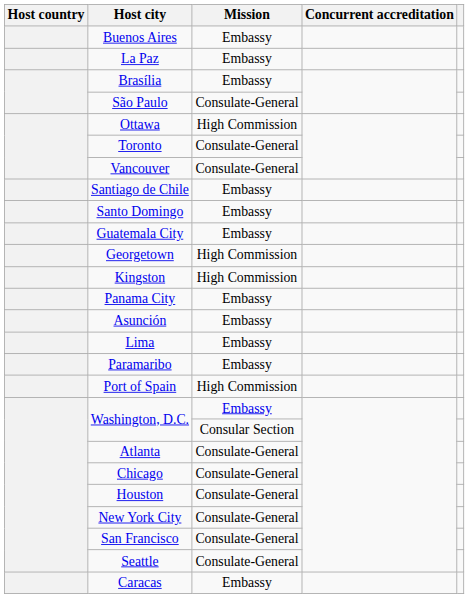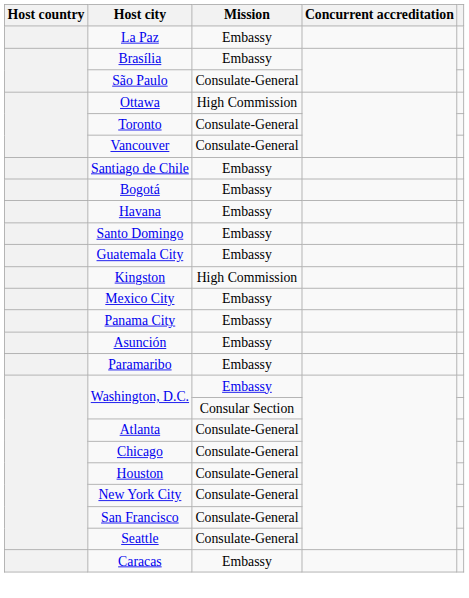- row: (140, 37)
+ row: (140, 189)
+ row: (140, 211)
- row: (140, 255)
+ row: (140, 299)
- row: (140, 342)
- row: (140, 386)
